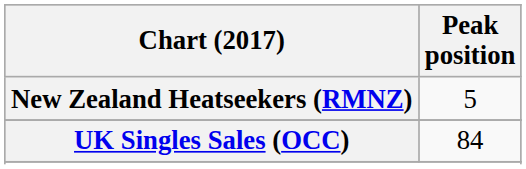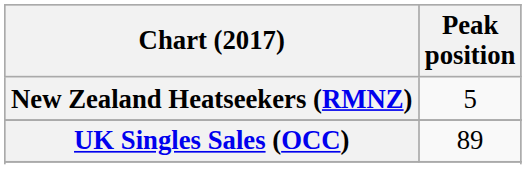(470, 140) 84 -> (470, 140) 89
